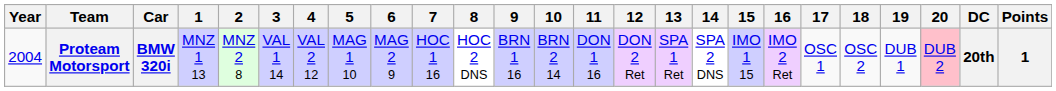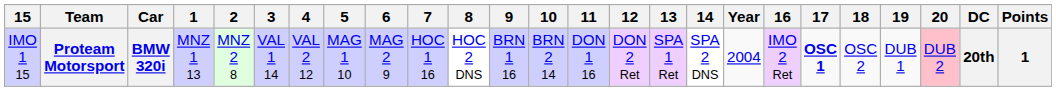columns swapped: (25, 16) <-> (746, 16)
(820, 57) normal -> (820, 57) bold
